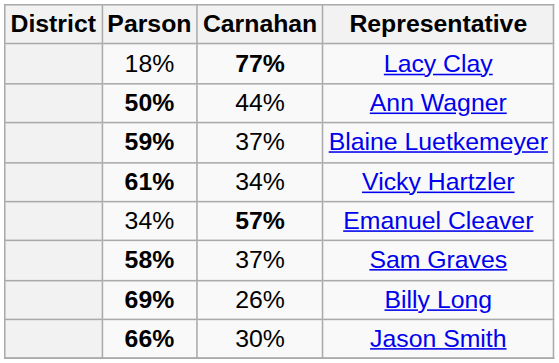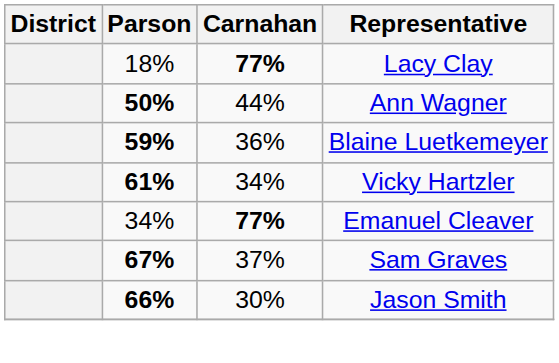(260, 142) 37% -> (260, 142) 36%
(260, 220) 57% -> (260, 220) 77%
(149, 260) 58% -> (149, 260) 67%
- row: (438, 299)
